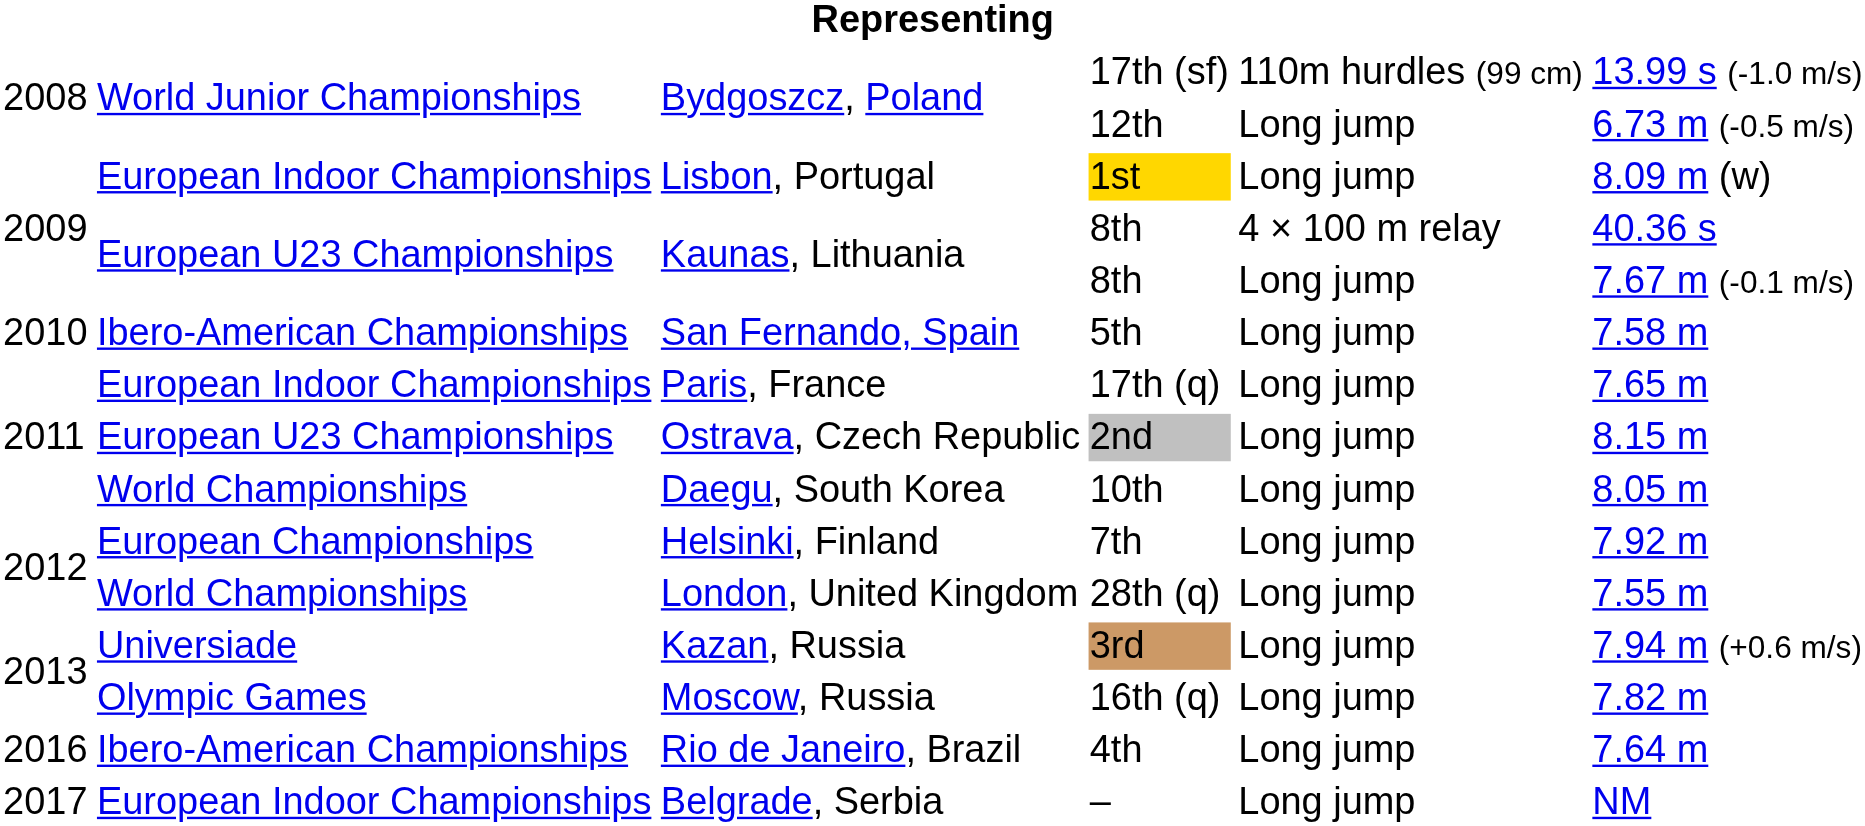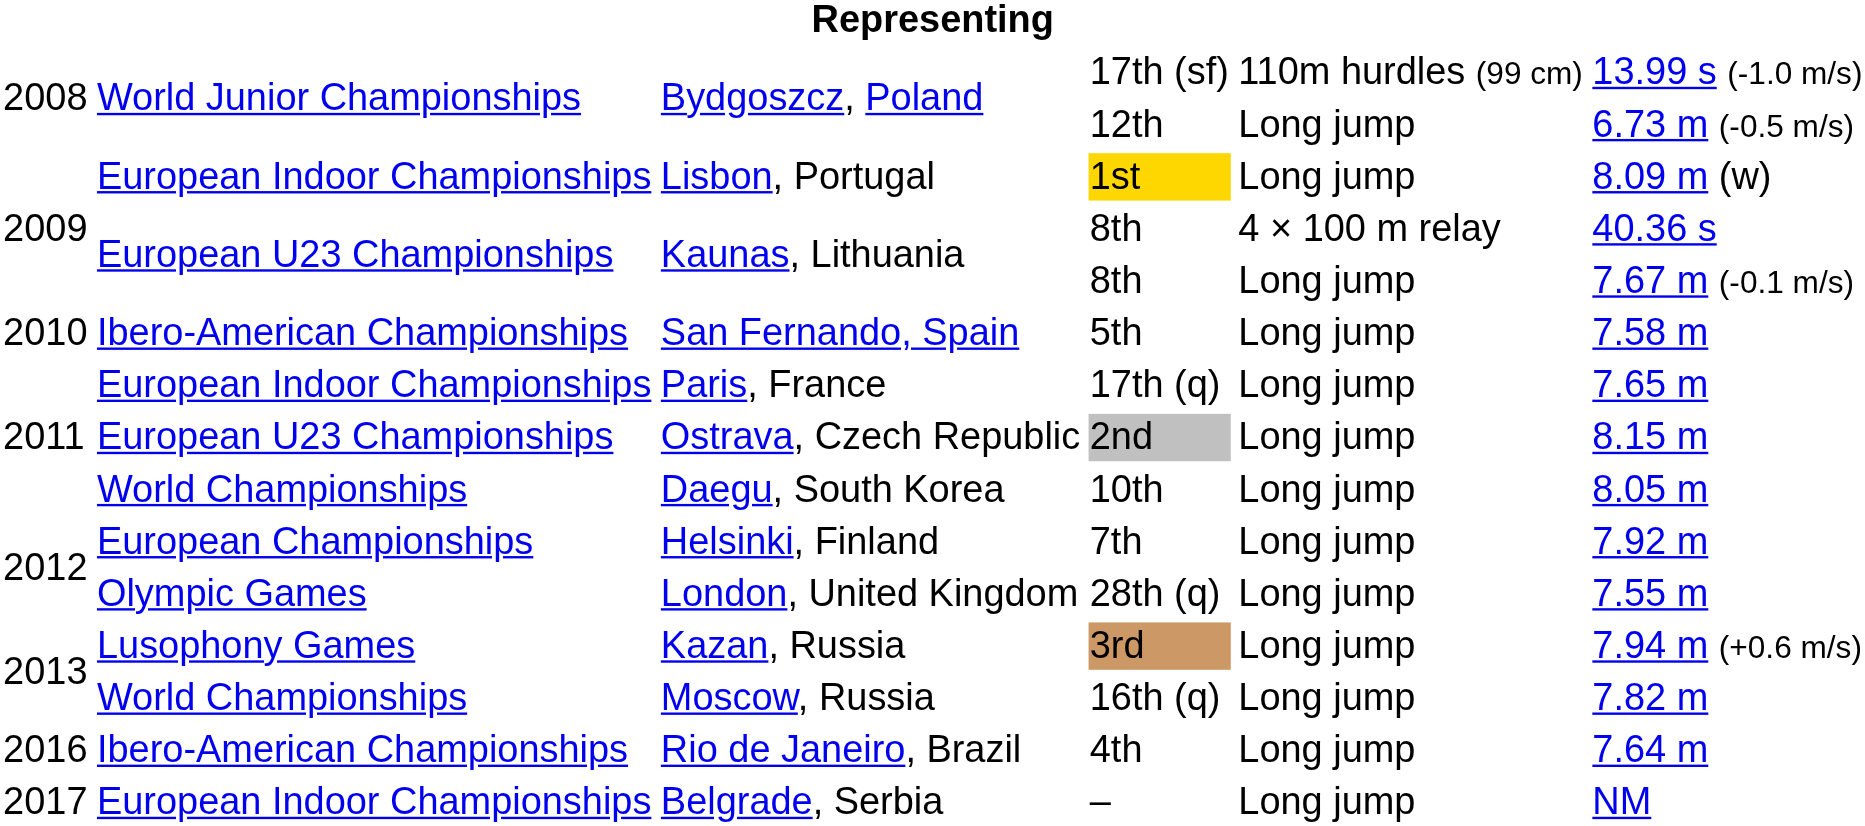(282, 593) World Championships -> (232, 593) Olympic Games
(197, 645) Universiade -> (256, 645) Lusophony Games
(232, 697) Olympic Games -> (282, 697) World Championships
